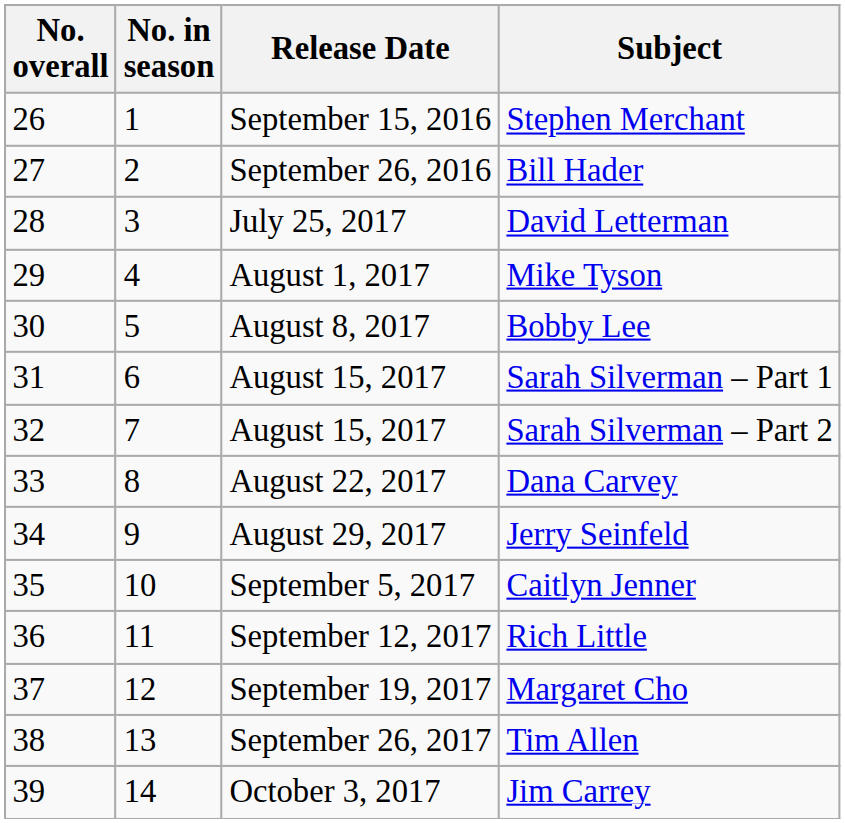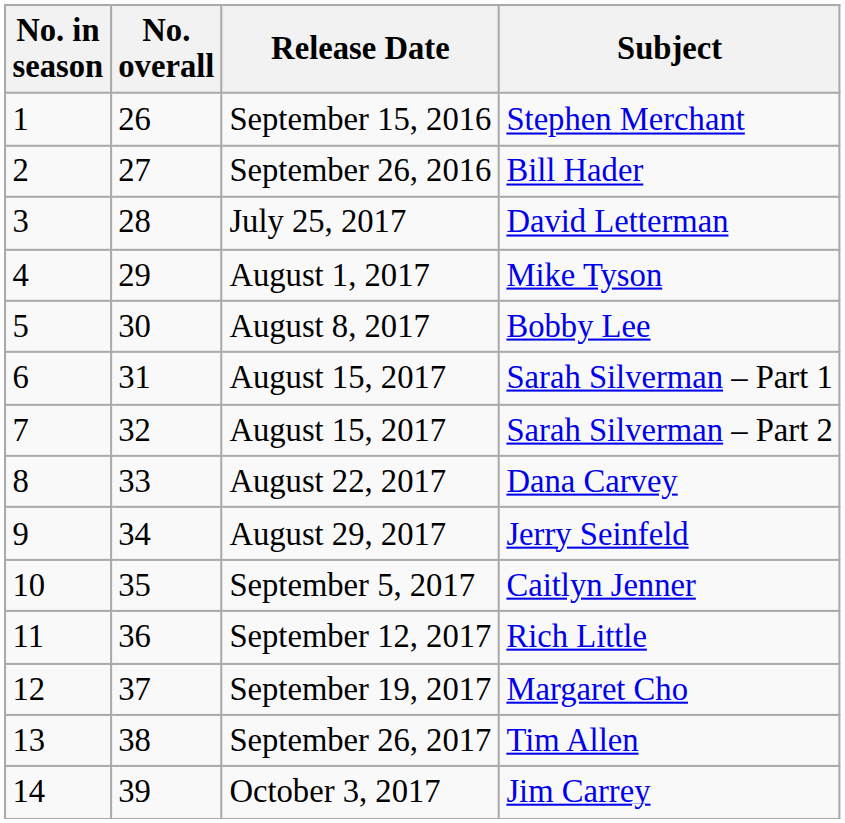columns swapped: (61, 48) <-> (169, 48)
